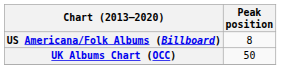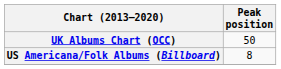rows swapped: (114, 56) <-> (114, 40)
